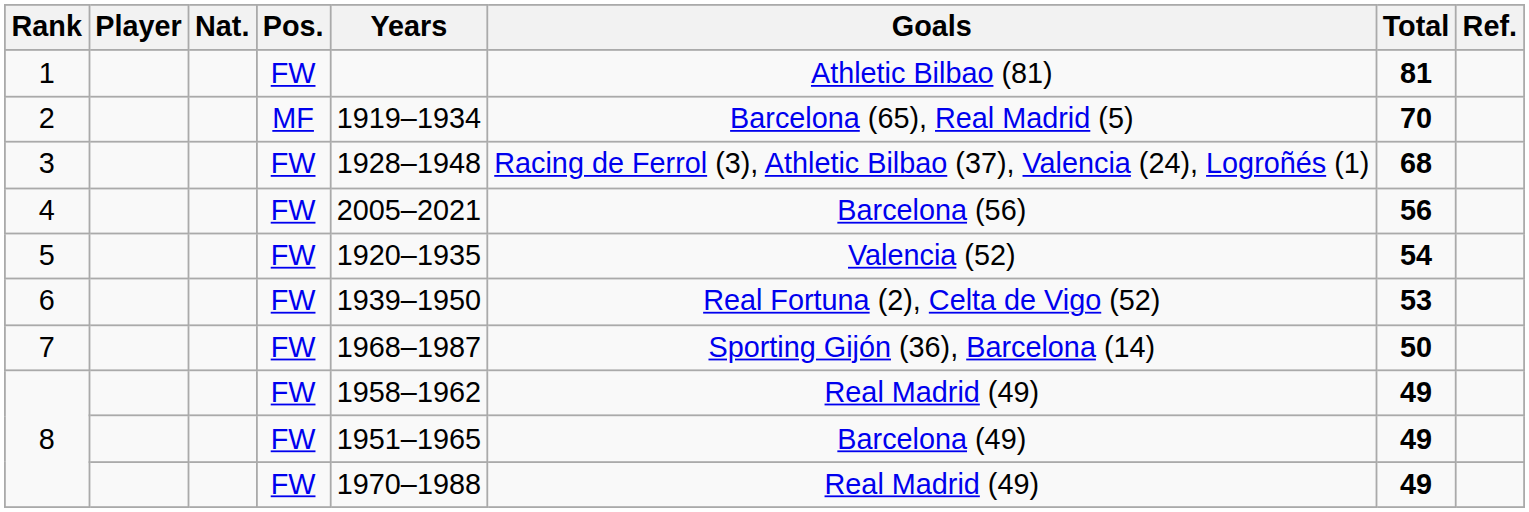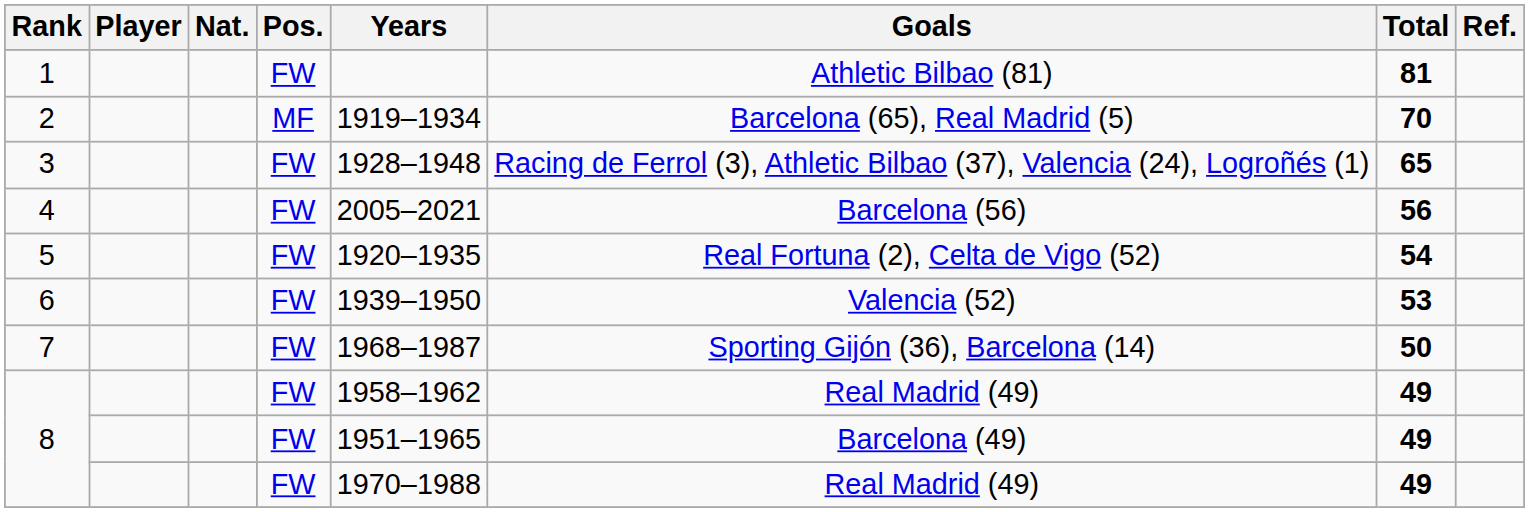(1416, 164) 68 -> (1416, 164) 65
(932, 255) Valencia (52) -> (932, 255) Real Fortuna (2), Celta de Vigo (52)
(932, 301) Real Fortuna (2), Celta de Vigo (52) -> (932, 301) Valencia (52)
